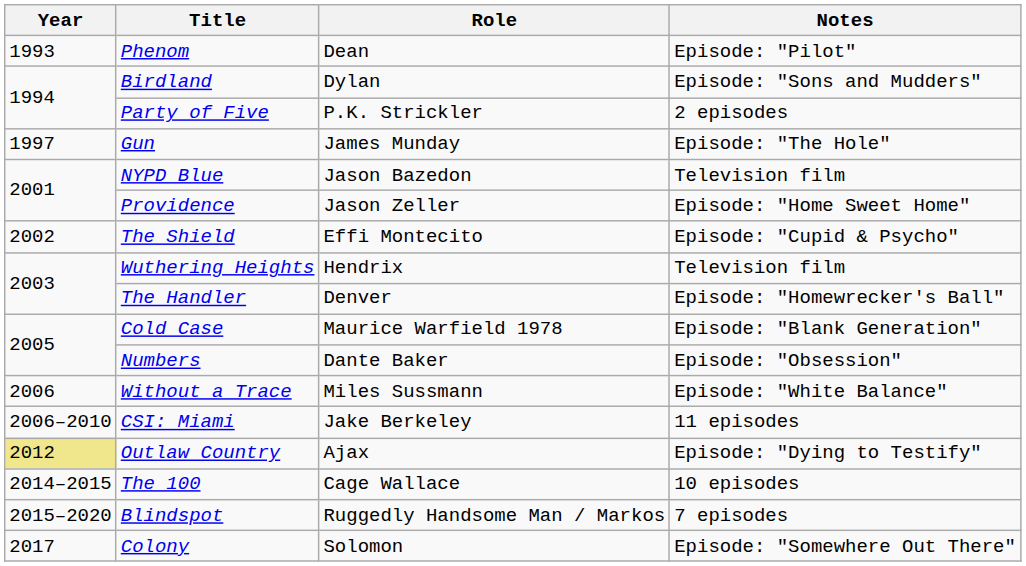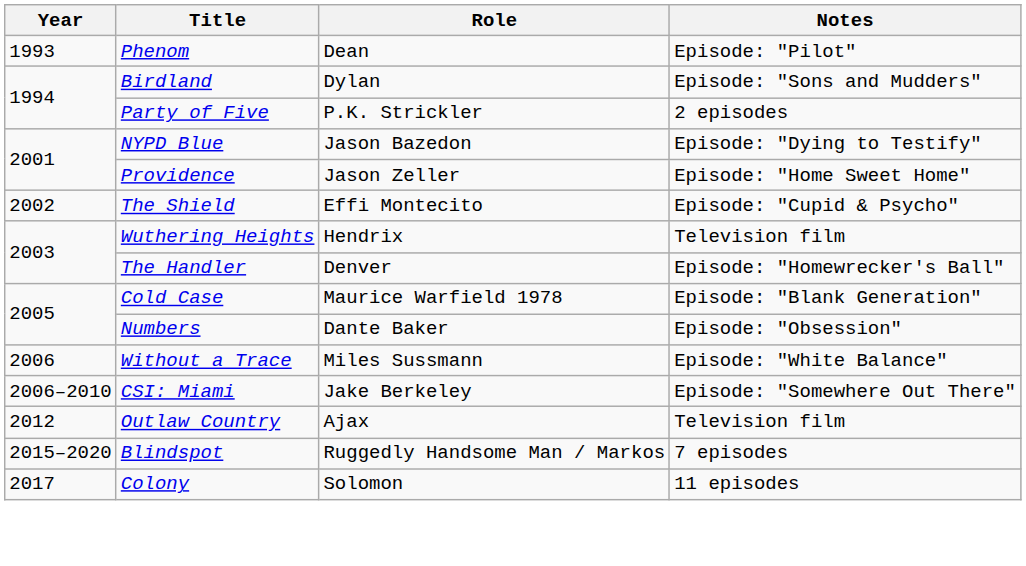- row: (138, 144)
(760, 175) Television film -> (828, 144) Episode: "Dying to Testify"
(737, 422) 11 episodes -> (845, 391) Episode: "Somewhere Out There"
(32, 453) khaki background -> (32, 422) no background
(828, 453) Episode: "Dying to Testify" -> (760, 422) Television film
- row: (161, 484)
(845, 546) Episode: "Somewhere Out There" -> (737, 484) 11 episodes
